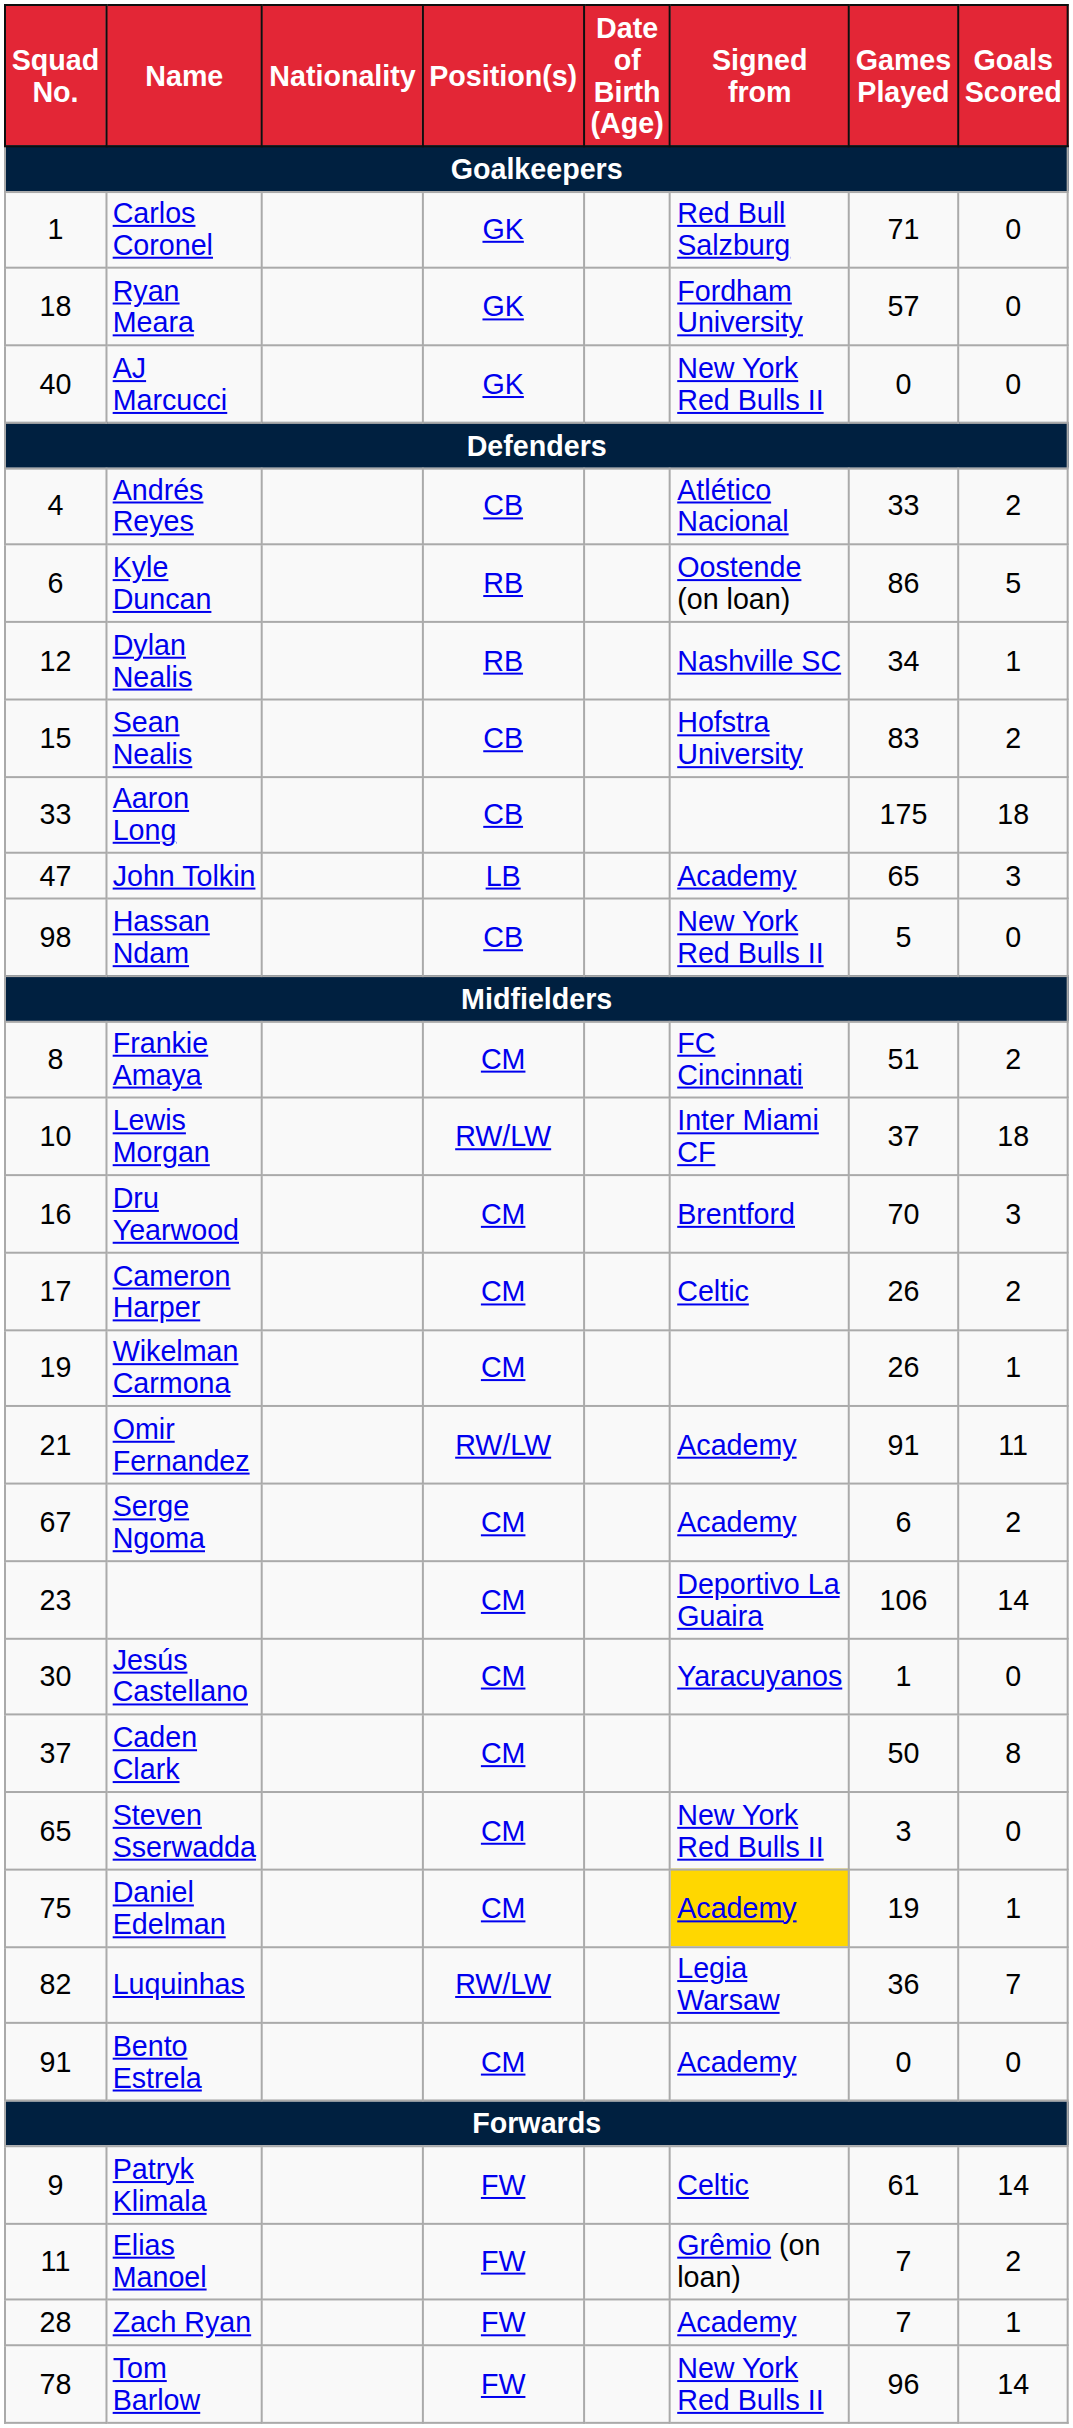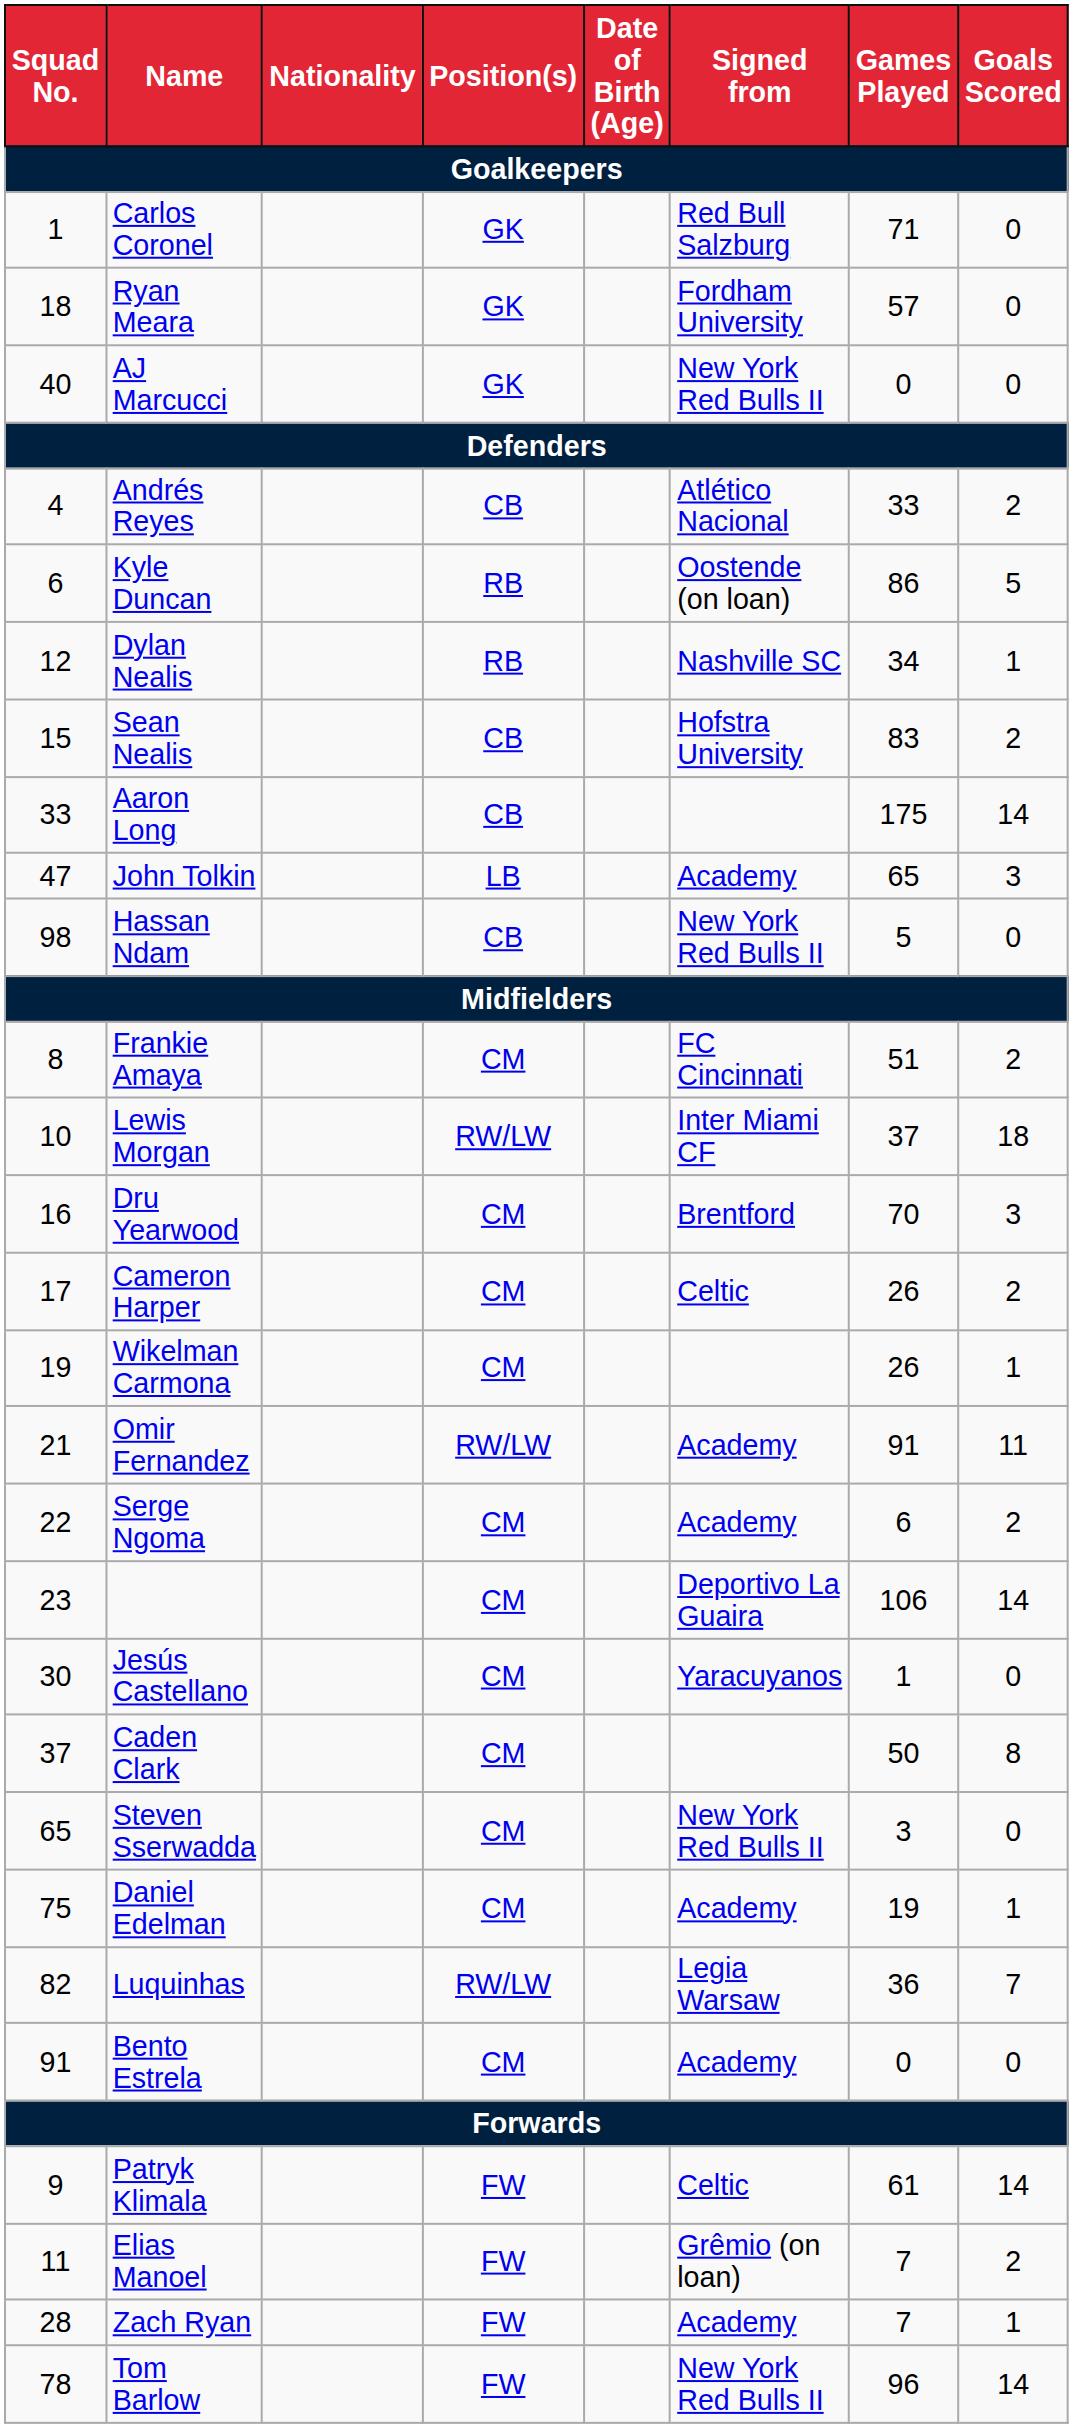(1013, 815) 18 -> (1013, 815) 14
(55, 1523) 67 -> (55, 1523) 22
(737, 1908) gold background -> (737, 1908) no background
